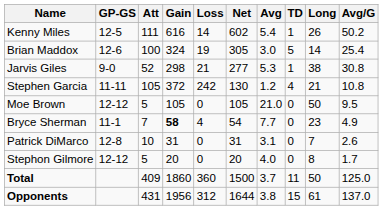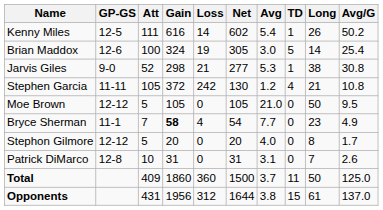rows swapped: (48, 141) <-> (50, 159)
